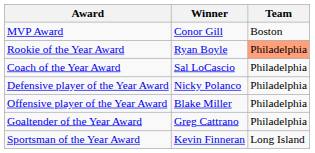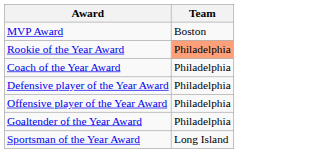- column: (209, 13)
